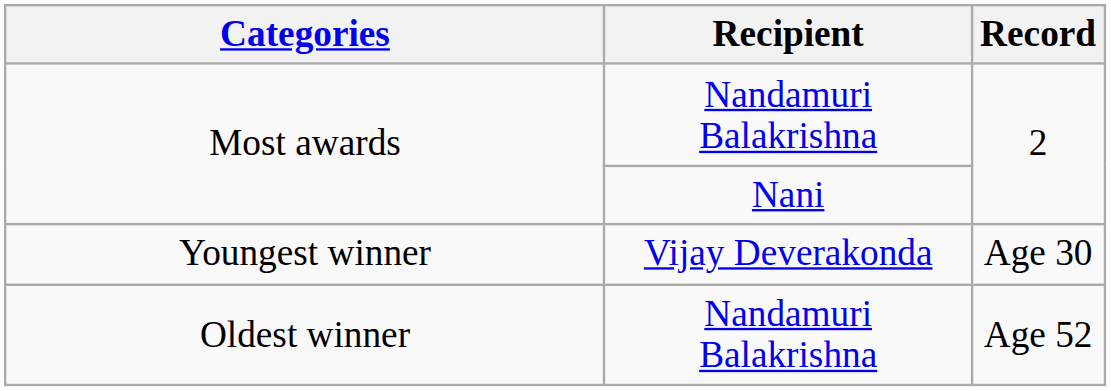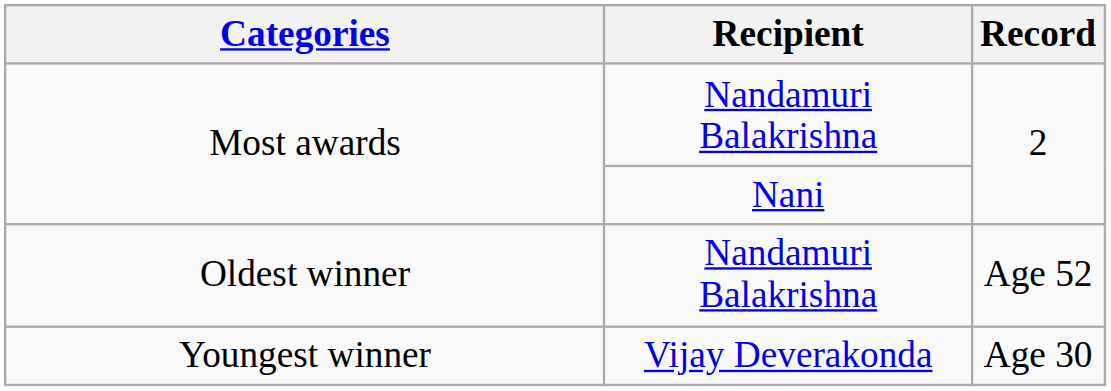rows swapped: (305, 253) <-> (305, 333)
